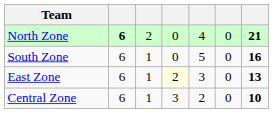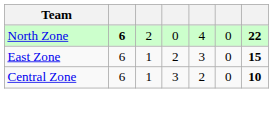(255, 35) 21 -> (255, 35) 22
- row: (38, 56)
(175, 77) lightyellow background -> (175, 56) no background
(255, 77) 13 -> (255, 56) 15
